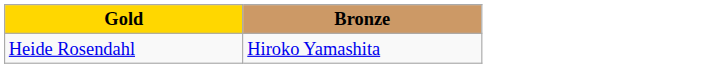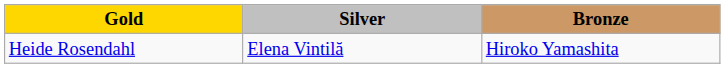+ column: (362, 19)
